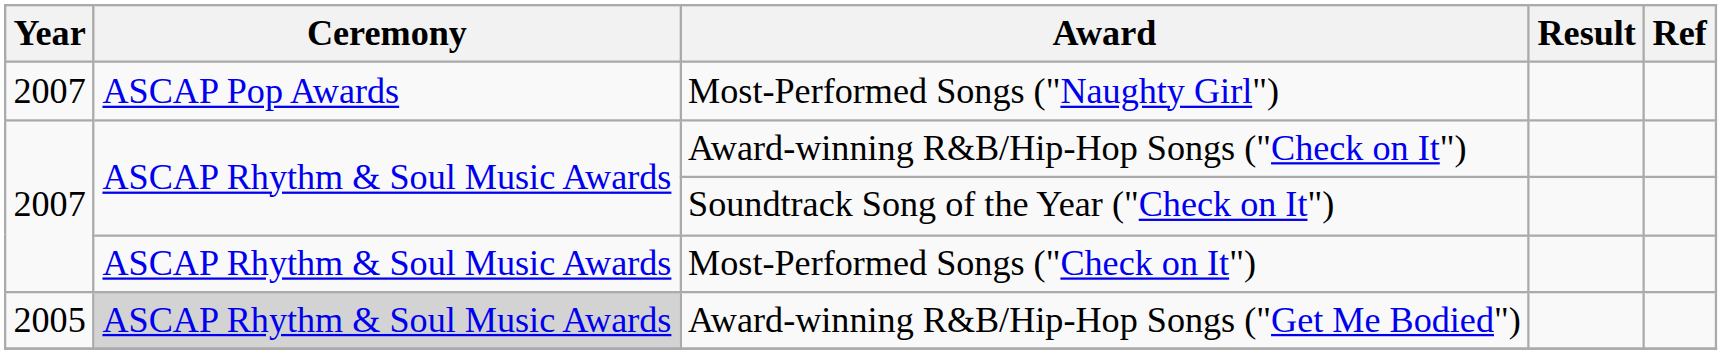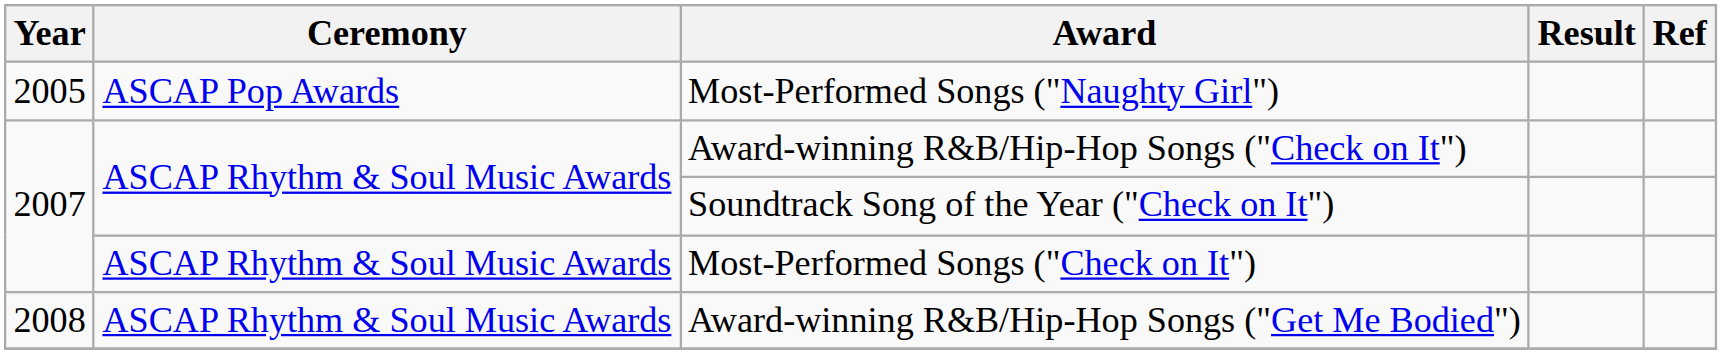(50, 90) 2007 -> (50, 90) 2005
(50, 319) 2005 -> (50, 319) 2008
(387, 319) lightgrey background -> (387, 319) no background
